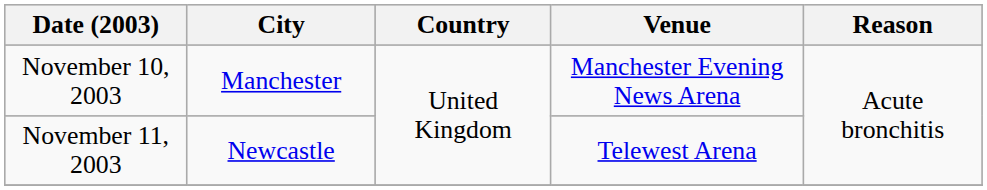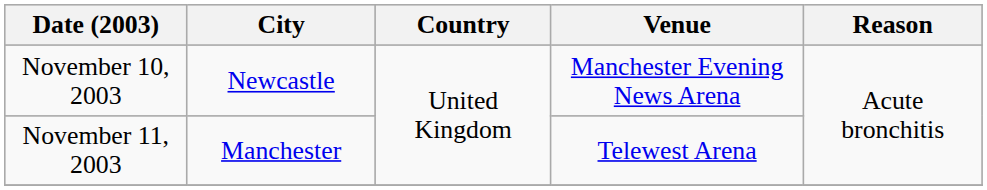(281, 80) Manchester -> (281, 80) Newcastle
(281, 150) Newcastle -> (281, 150) Manchester
